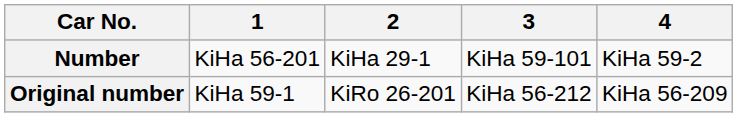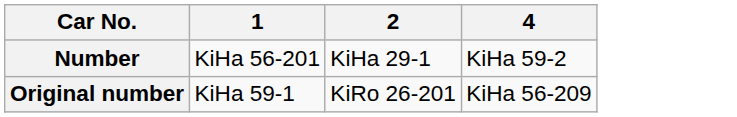- column: (529, 22)
